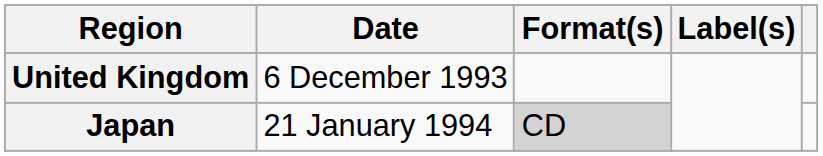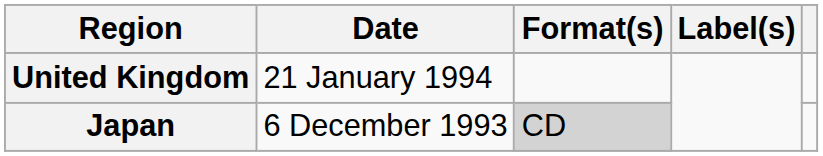(386, 77) 6 December 1993 -> (378, 77) 21 January 1994
(378, 126) 21 January 1994 -> (386, 126) 6 December 1993
